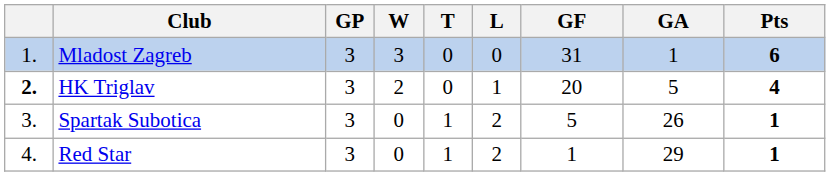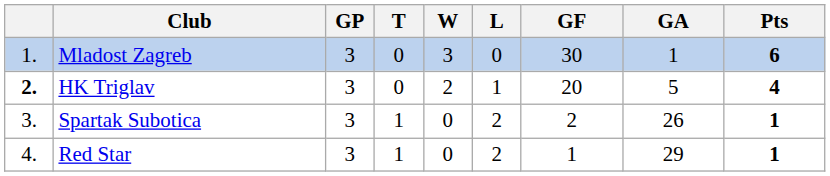columns swapped: (399, 21) <-> (448, 21)
(572, 54) 31 -> (572, 54) 30
(572, 120) 5 -> (572, 120) 2
